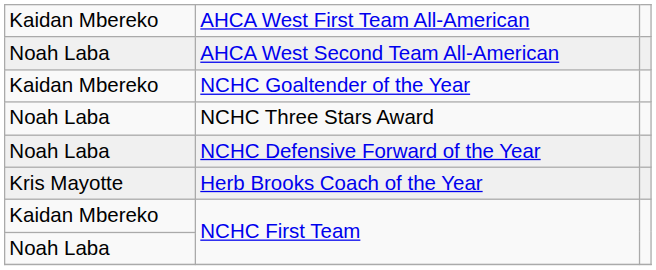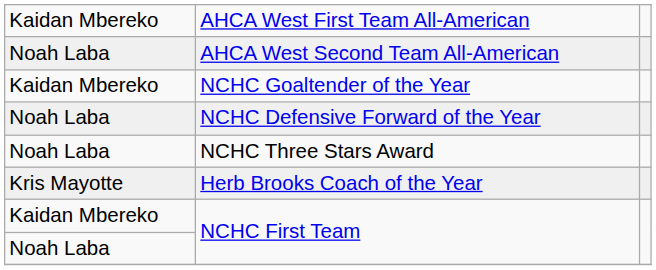rows swapped: (59, 150) <-> (59, 118)
